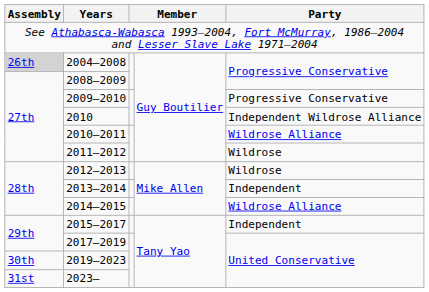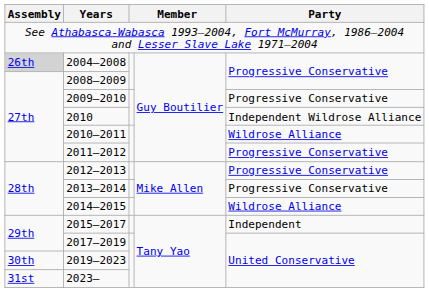(255, 152) Wildrose -> (308, 152) Progressive Conservative
(255, 170) Wildrose -> (308, 170) Progressive Conservative
(265, 188) Independent -> (308, 188) Progressive Conservative
